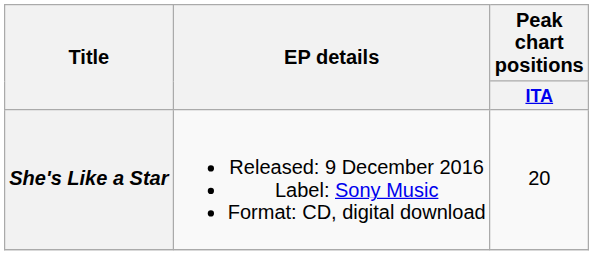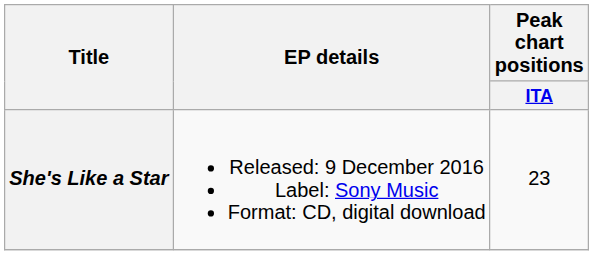(539, 179) 20 -> (539, 179) 23
